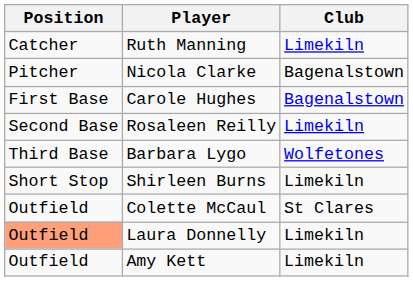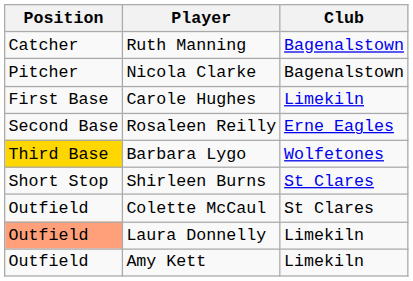(324, 45) Limekiln -> (344, 45) Bagenalstown
(344, 100) Bagenalstown -> (324, 100) Limekiln
(324, 127) Limekiln -> (339, 127) Erne Eagles
(59, 154) no background -> (59, 154) gold background
(324, 181) Limekiln -> (329, 181) St Clares
